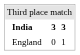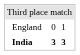rows swapped: (22, 27) <-> (27, 42)
